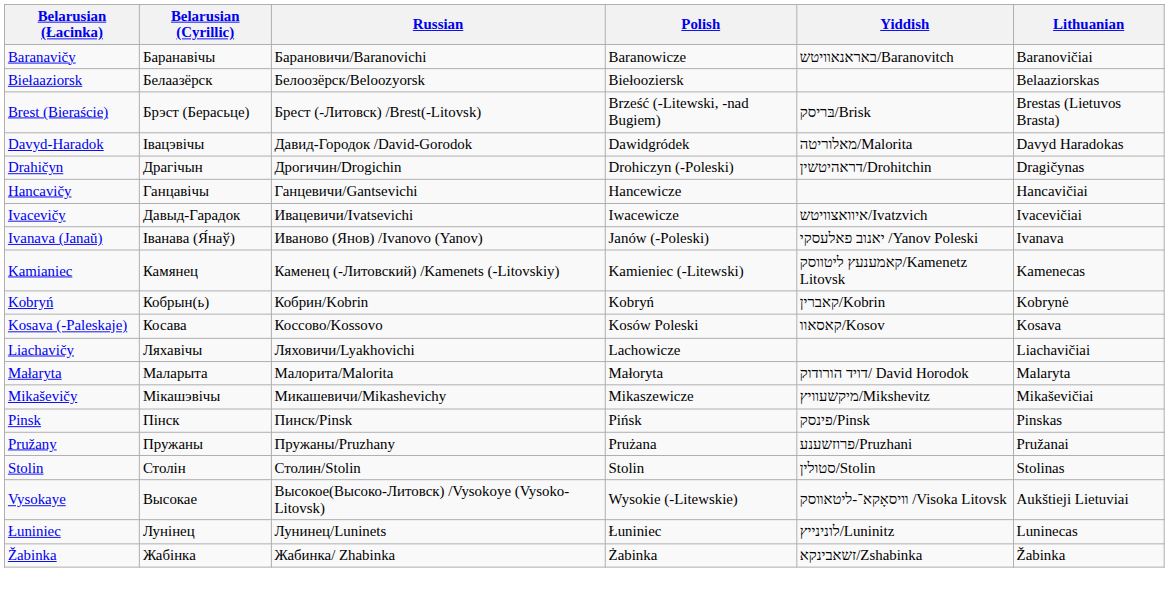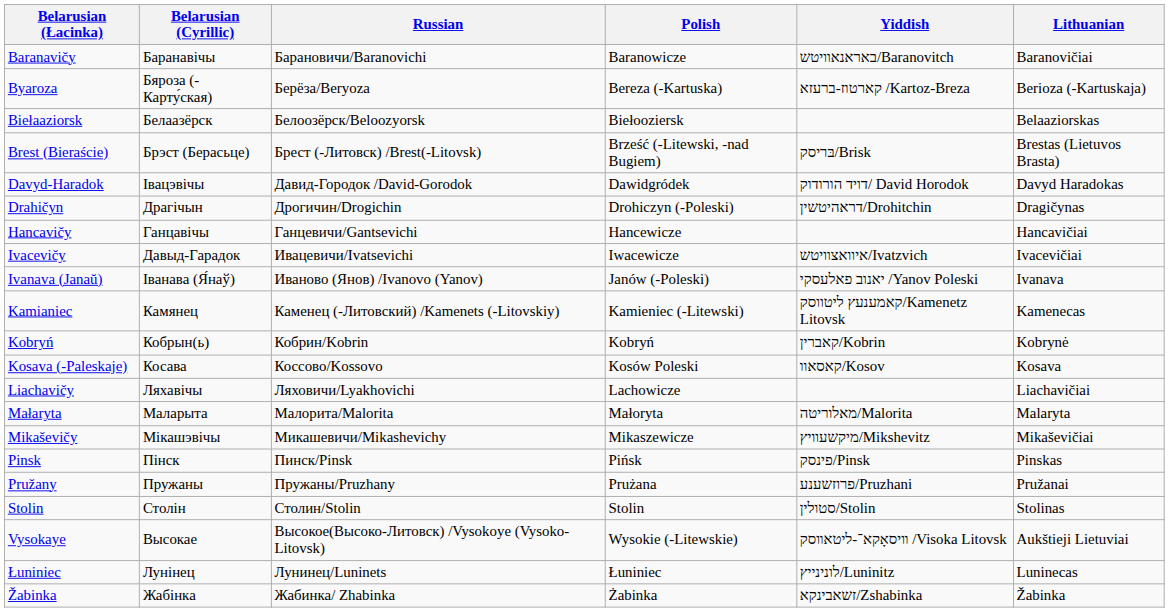+ row: (33, 88)
(856, 144) מאלוריטה/Malorita -> (884, 184) דויד הורודוק/ David Horodok
(884, 373) דויד הורודוק/ David Horodok -> (856, 413) מאלוריטה/Malorita
